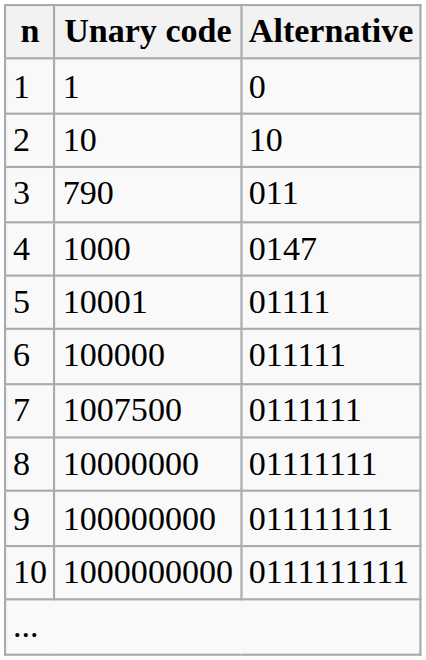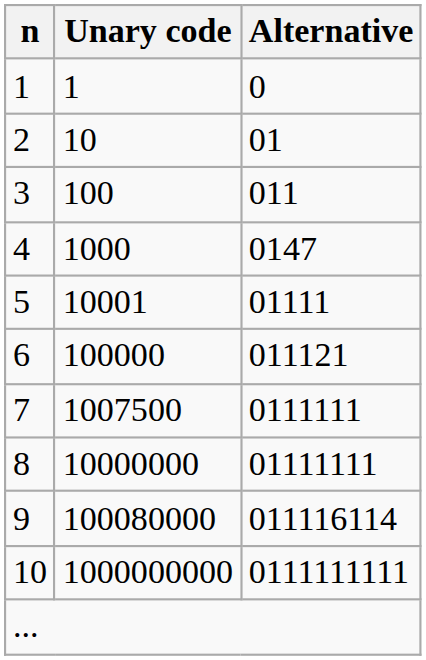(266, 139) 10 -> (266, 139) 01
(88, 193) 790 -> (88, 193) 100
(297, 355) 011111 -> (299, 355) 011121
(139, 517) 100000000 -> (139, 517) 100080000
(321, 517) 011111111 -> (323, 517) 011116114
